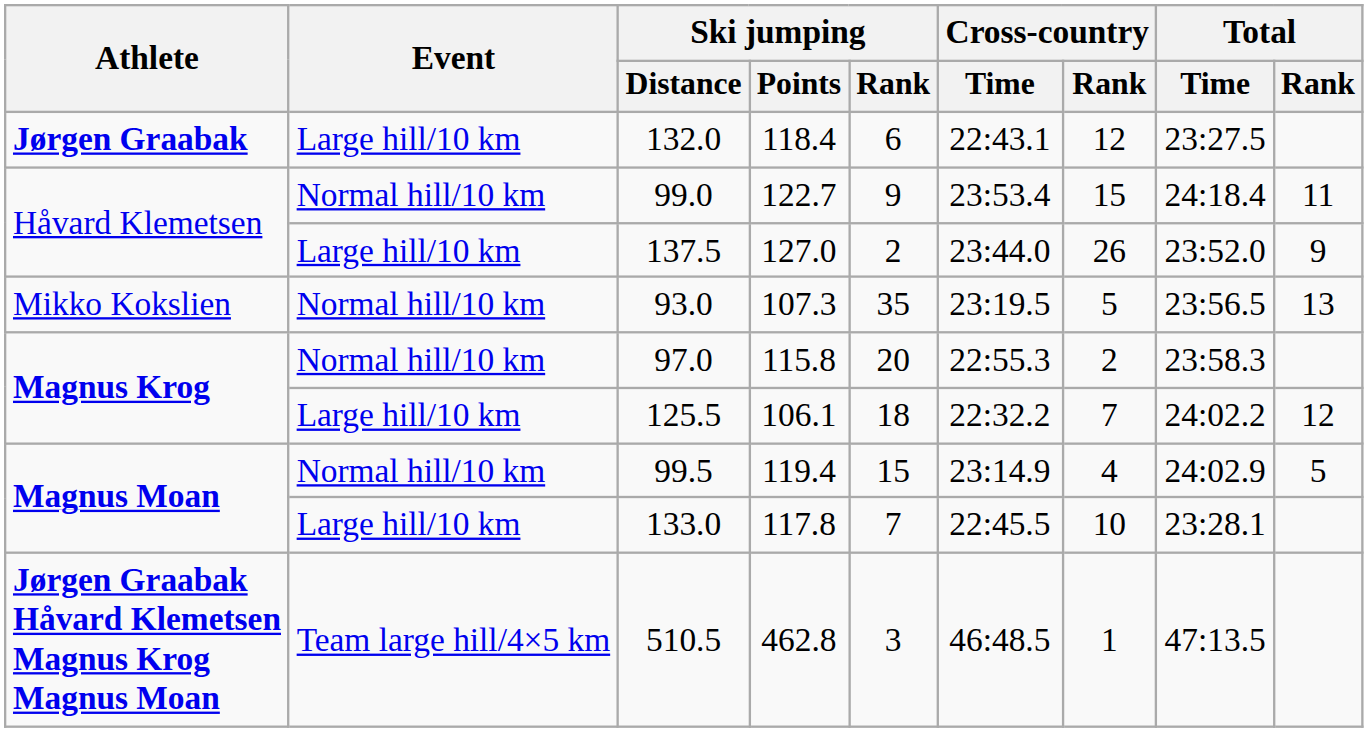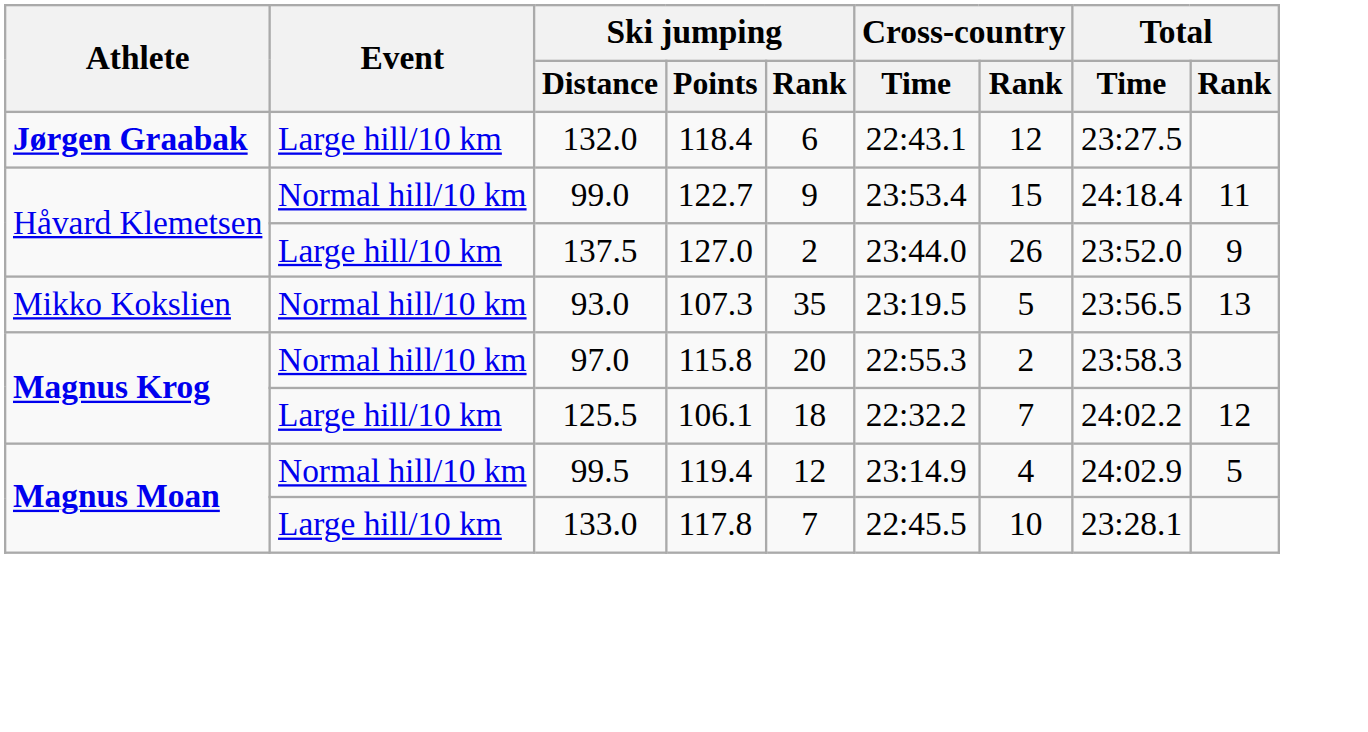(893, 470) 15 -> (810, 470) 12
- row: (684, 639)
